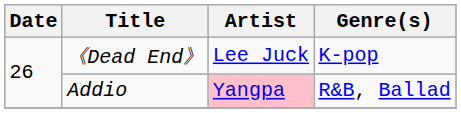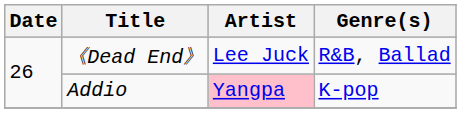(349, 56) K-pop -> (385, 56) R&B, Ballad
(385, 91) R&B, Ballad -> (349, 91) K-pop
